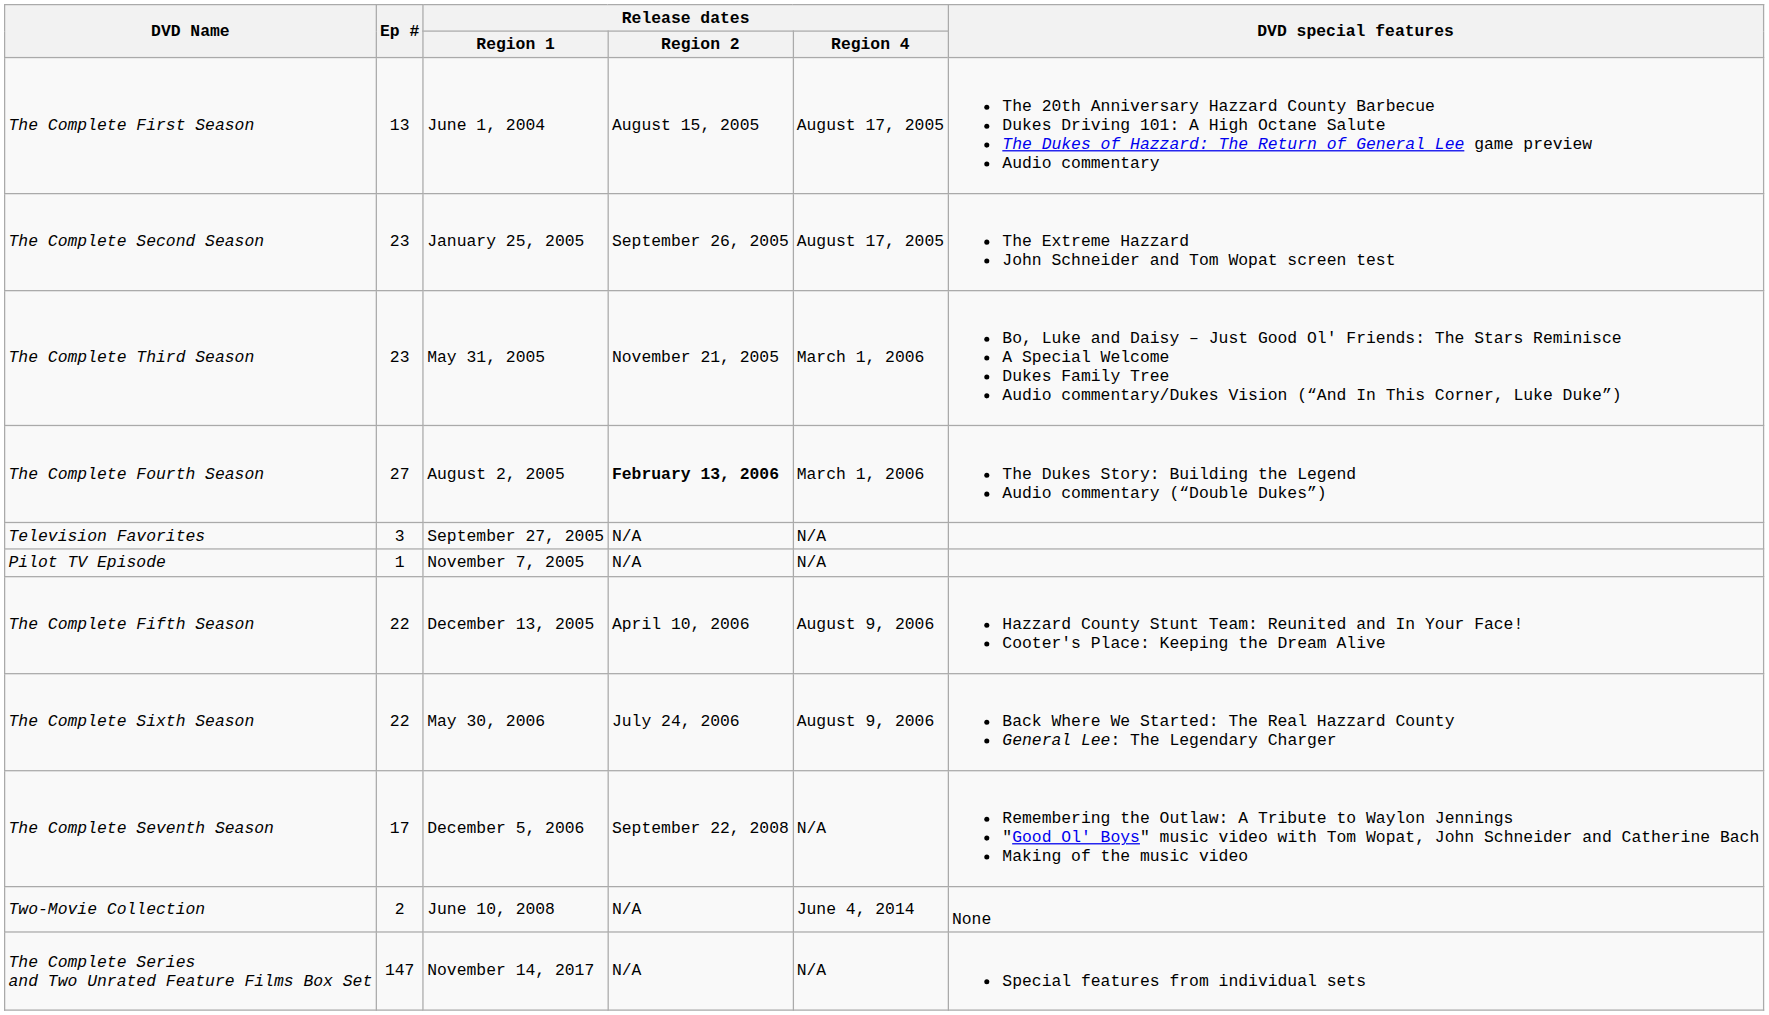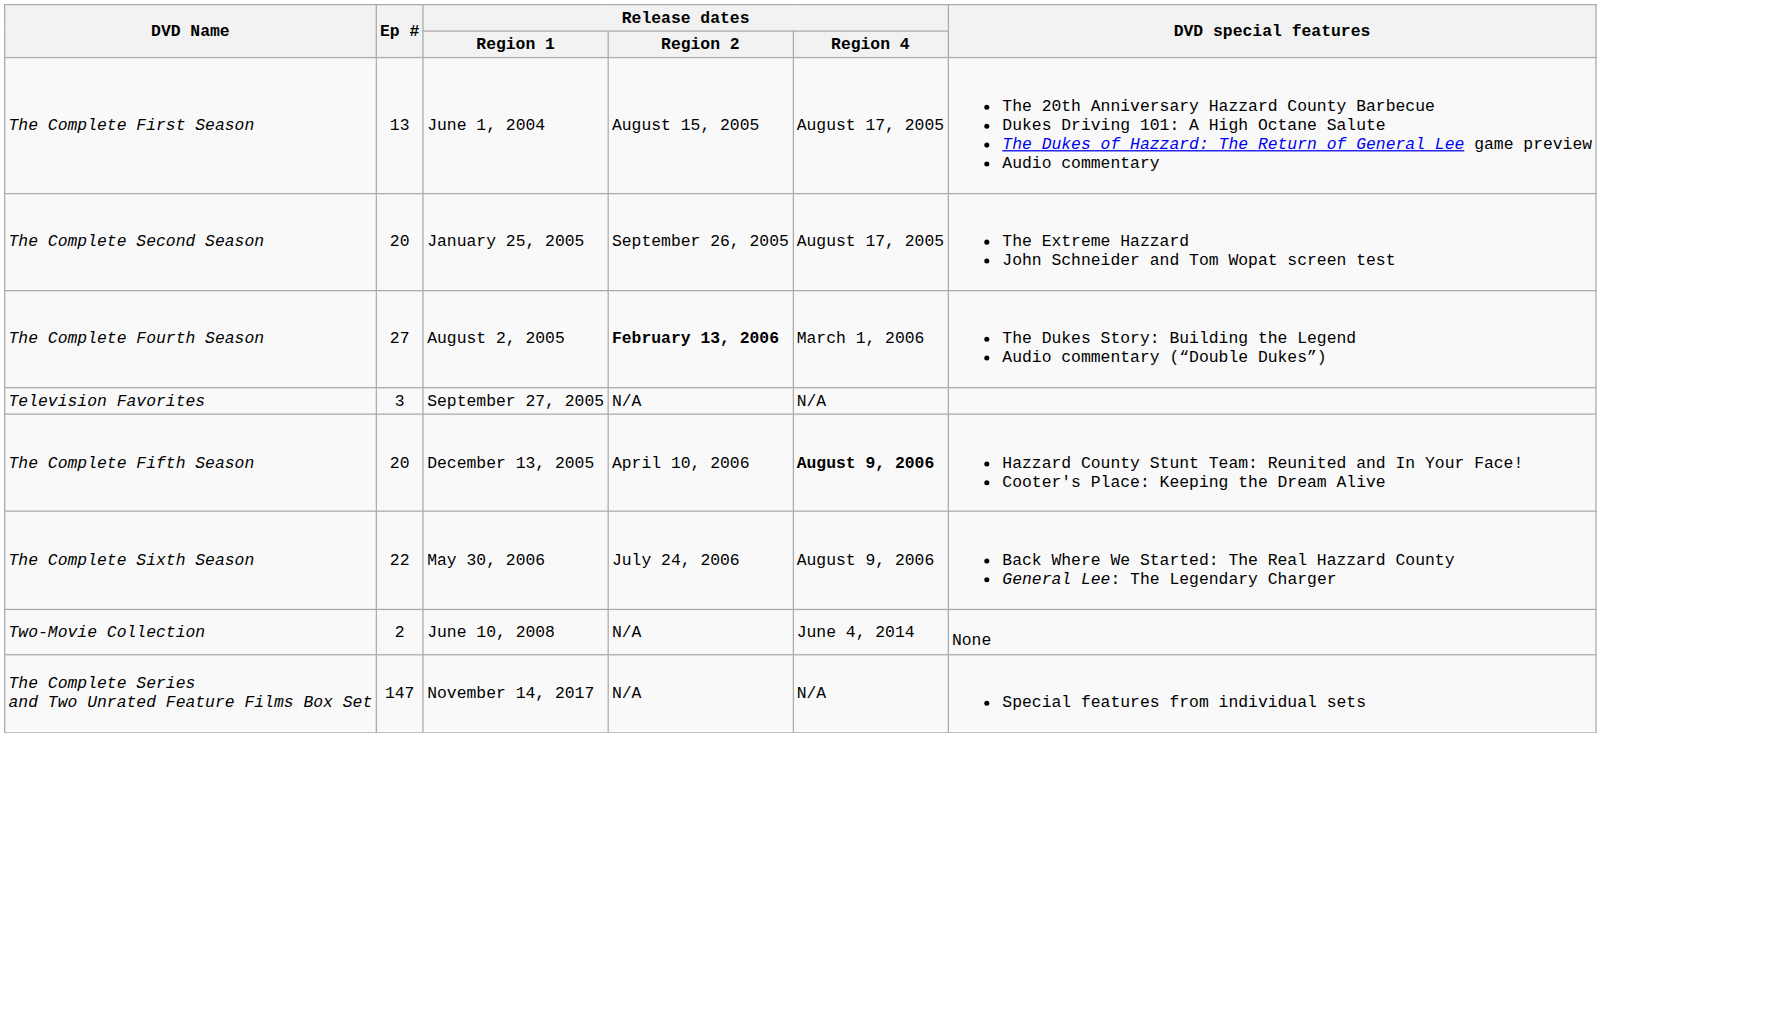(400, 242) 23 -> (400, 242) 20
- row: (131, 358)
- row: (87, 563)
(400, 625) 22 -> (400, 463) 20
(865, 625) normal -> (865, 463) bold
- row: (141, 829)
